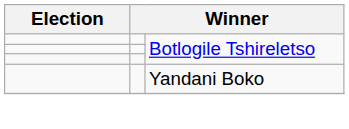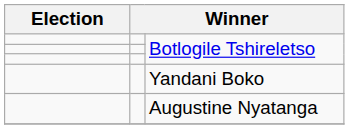+ row: (67, 108)
